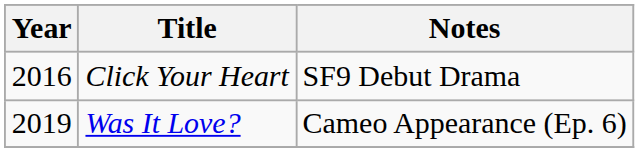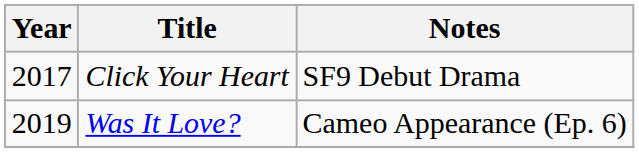(42, 75) 2016 -> (42, 75) 2017
